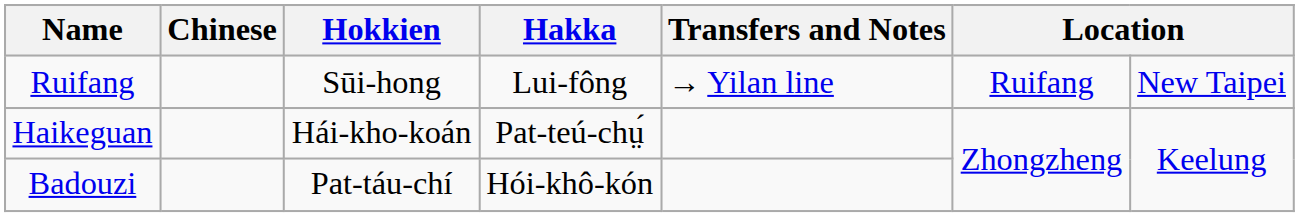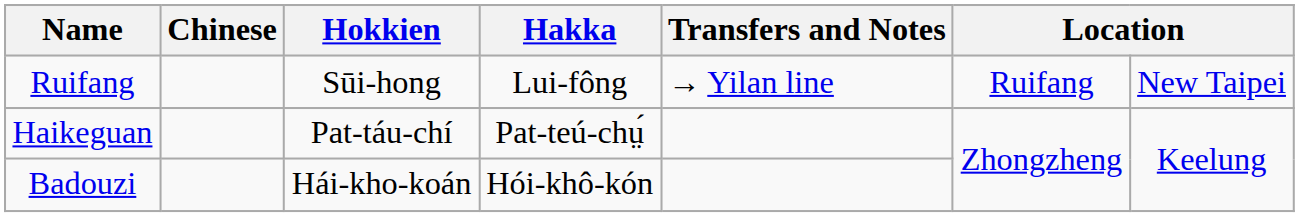(382, 132) Hái-kho-koán -> (382, 132) Pat-táu-chí
(382, 183) Pat-táu-chí -> (382, 183) Hái-kho-koán
